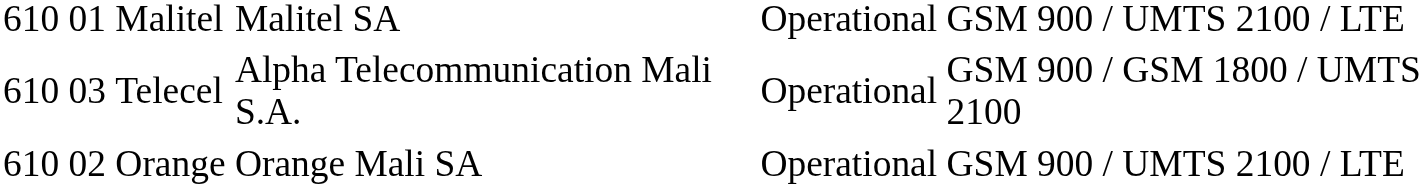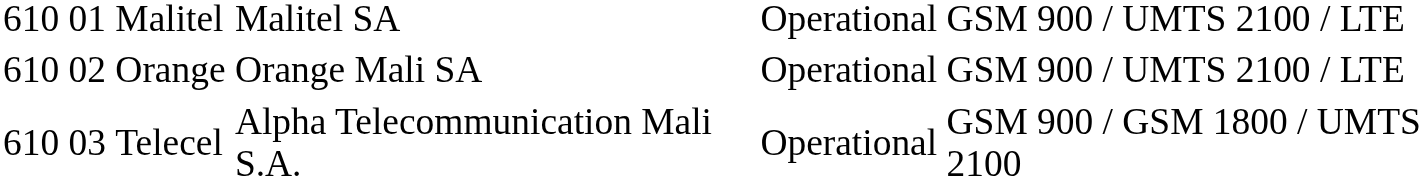rows swapped: (170, 163) <-> (169, 90)
